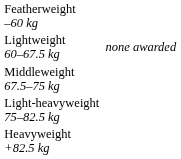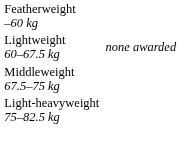- row: (38, 141)
